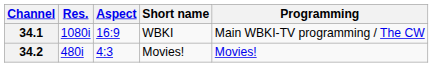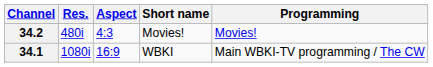rows swapped: (31, 33) <-> (31, 52)
